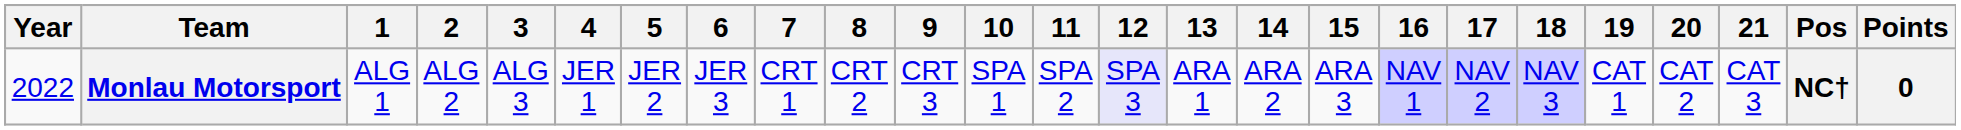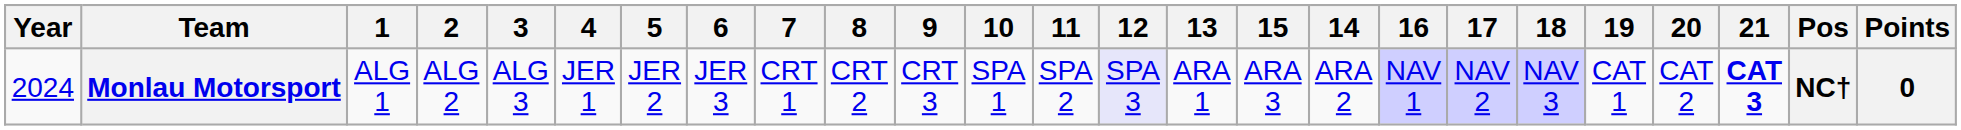columns swapped: (1273, 27) <-> (1344, 27)
(43, 86) 2022 -> (43, 86) 2024
(1753, 86) normal -> (1754, 86) bold
